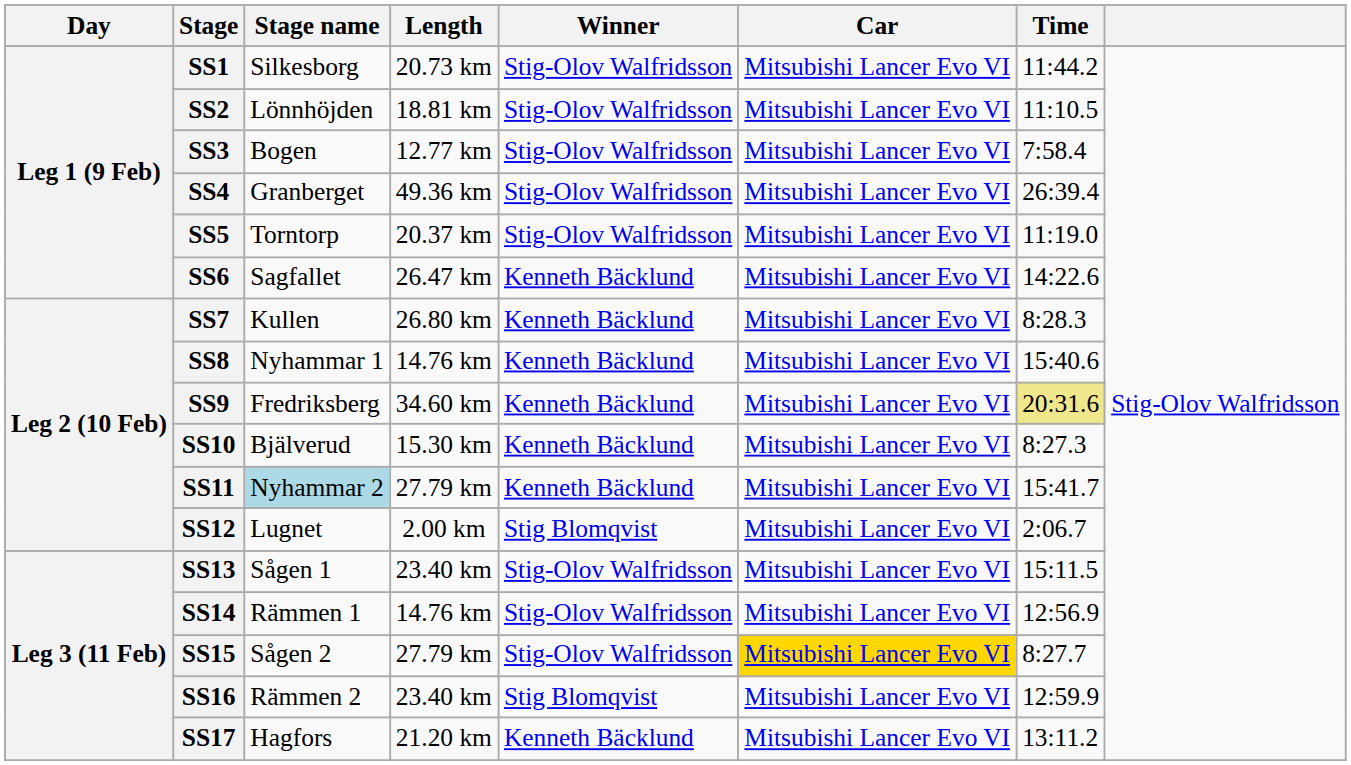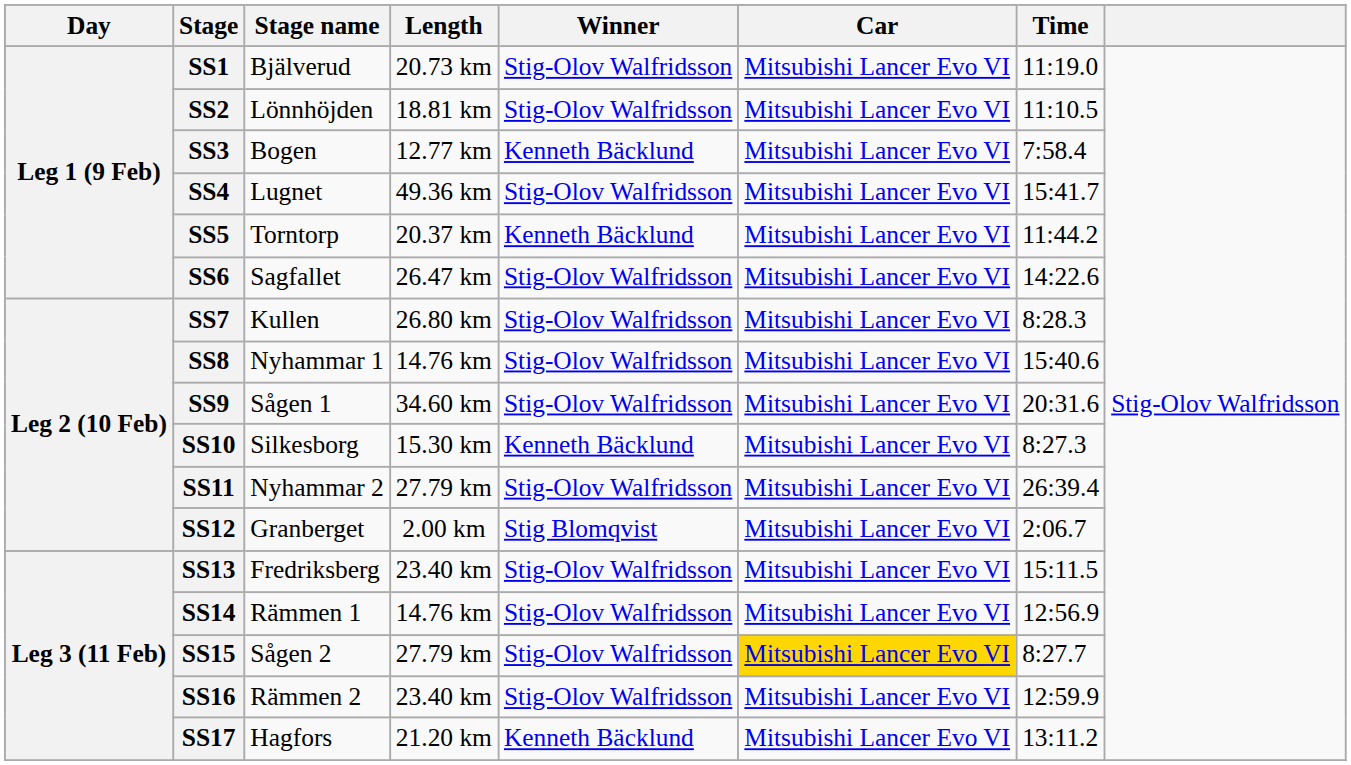(305, 67) Silkesborg -> (300, 67) Bjälverud
(1060, 67) 11:44.2 -> (1060, 67) 11:19.0
(618, 150) Stig-Olov Walfridsson -> (599, 150) Kenneth Bäcklund
(307, 192) Granberget -> (286, 192) Lugnet
(1061, 192) 26:39.4 -> (1061, 192) 15:41.7
(618, 234) Stig-Olov Walfridsson -> (599, 234) Kenneth Bäcklund
(1060, 234) 11:19.0 -> (1060, 234) 11:44.2
(599, 276) Kenneth Bäcklund -> (618, 276) Stig-Olov Walfridsson
(599, 318) Kenneth Bäcklund -> (618, 318) Stig-Olov Walfridsson
(599, 360) Kenneth Bäcklund -> (618, 360) Stig-Olov Walfridsson
(315, 402) Fredriksberg -> (291, 402) Sågen 1
(599, 402) Kenneth Bäcklund -> (618, 402) Stig-Olov Walfridsson
(1061, 402) khaki background -> (1061, 402) no background
(300, 444) Bjälverud -> (305, 444) Silkesborg
(317, 486) lightblue background -> (317, 486) no background
(599, 486) Kenneth Bäcklund -> (618, 486) Stig-Olov Walfridsson
(1061, 486) 15:41.7 -> (1061, 486) 26:39.4
(286, 528) Lugnet -> (307, 528) Granberget
(291, 570) Sågen 1 -> (315, 570) Fredriksberg
(581, 696) Stig Blomqvist -> (618, 696) Stig-Olov Walfridsson
